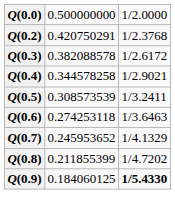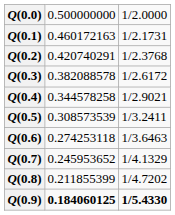+ row: (24, 35)
(82, 35) 0.420750291 -> (82, 55) 0.420740291
(82, 179) normal -> (82, 199) bold
